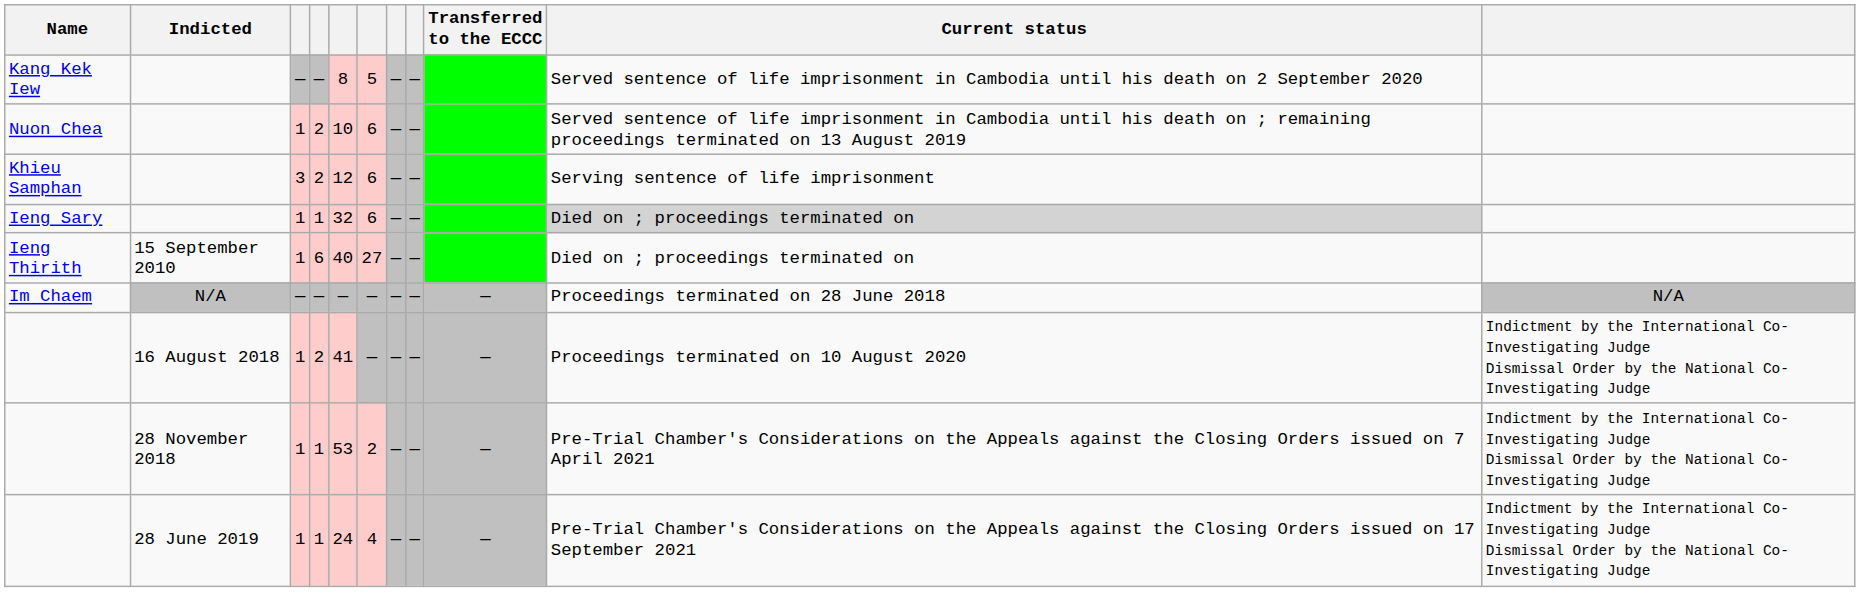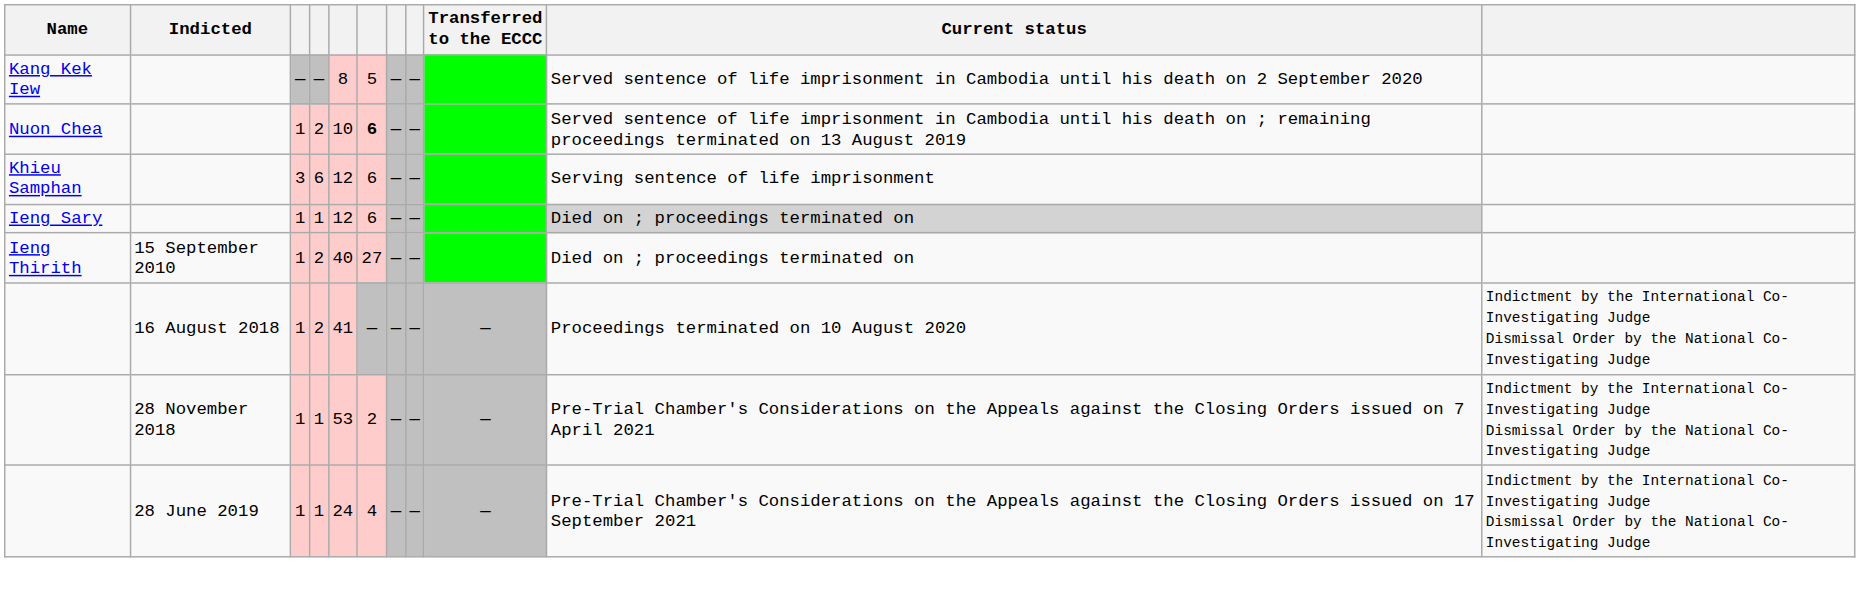(372, 129) normal -> (372, 129) bold
(319, 179) 2 -> (319, 179) 6
(343, 219) 32 -> (343, 219) 12
(319, 258) 6 -> (319, 258) 2
- row: (50, 297)
